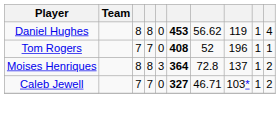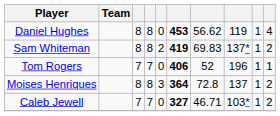+ row: (52, 48)
(179, 48) 408 -> (179, 66) 406
